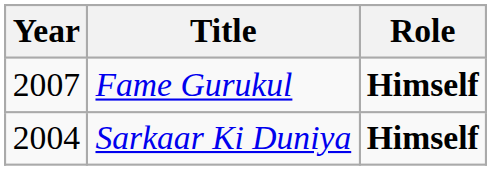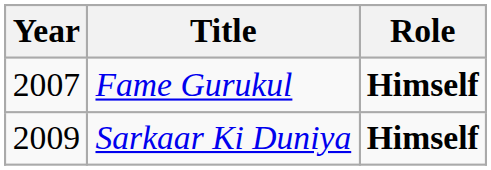(46, 137) 2004 -> (46, 137) 2009
